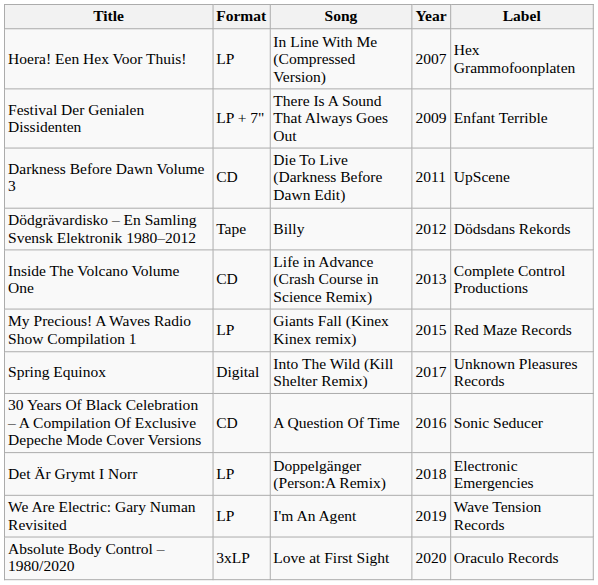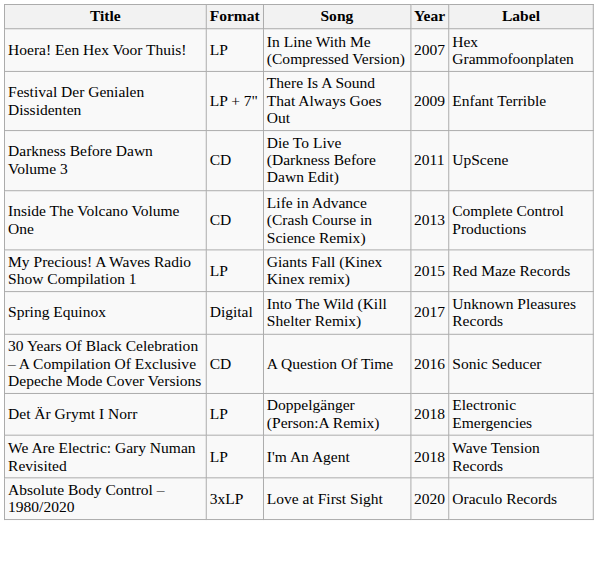- row: (102, 228)
(431, 516) 2019 -> (430, 456) 2018
